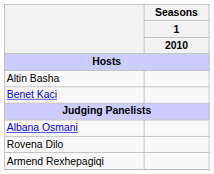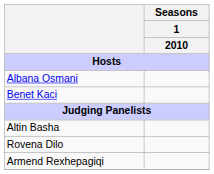rows swapped: (42, 128) <-> (33, 78)
